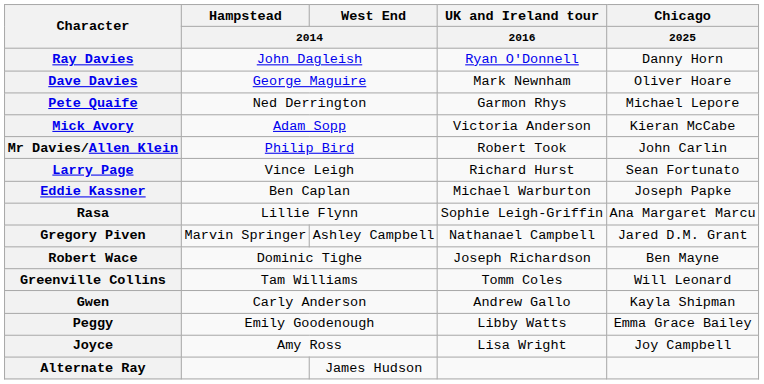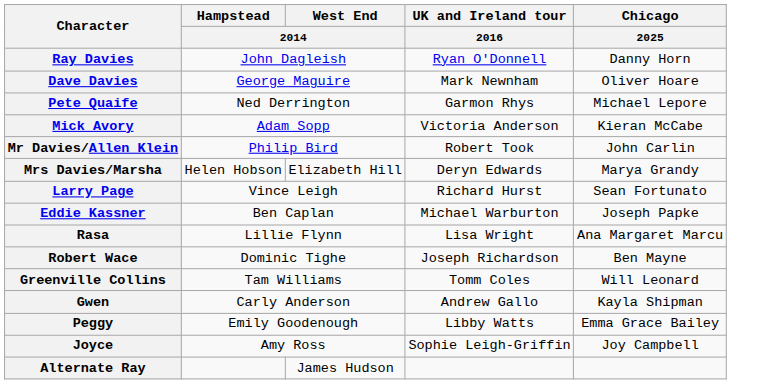+ row: (93, 170)
(522, 214) Sophie Leigh-Griffin -> (490, 236) Lisa Wright
- row: (93, 236)
(522, 346) Lisa Wright -> (490, 346) Sophie Leigh-Griffin
